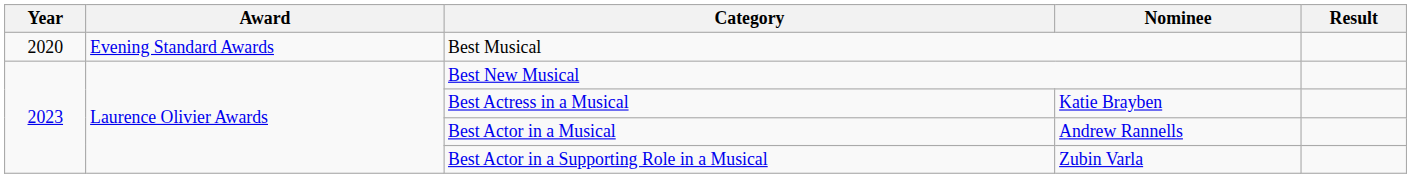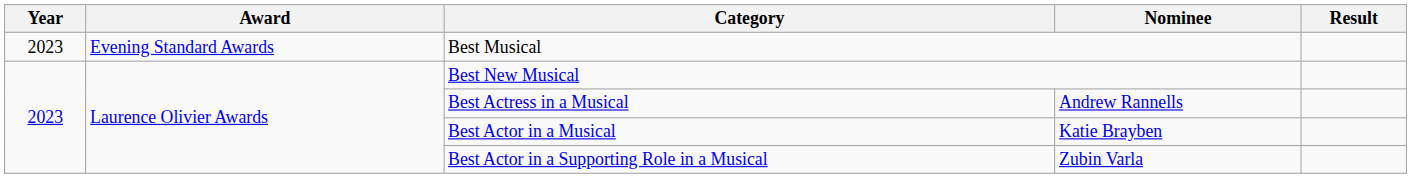(45, 46) 2020 -> (45, 46) 2023
(1111, 103) Katie Brayben -> (1121, 103) Andrew Rannells
(1121, 131) Andrew Rannells -> (1111, 131) Katie Brayben
